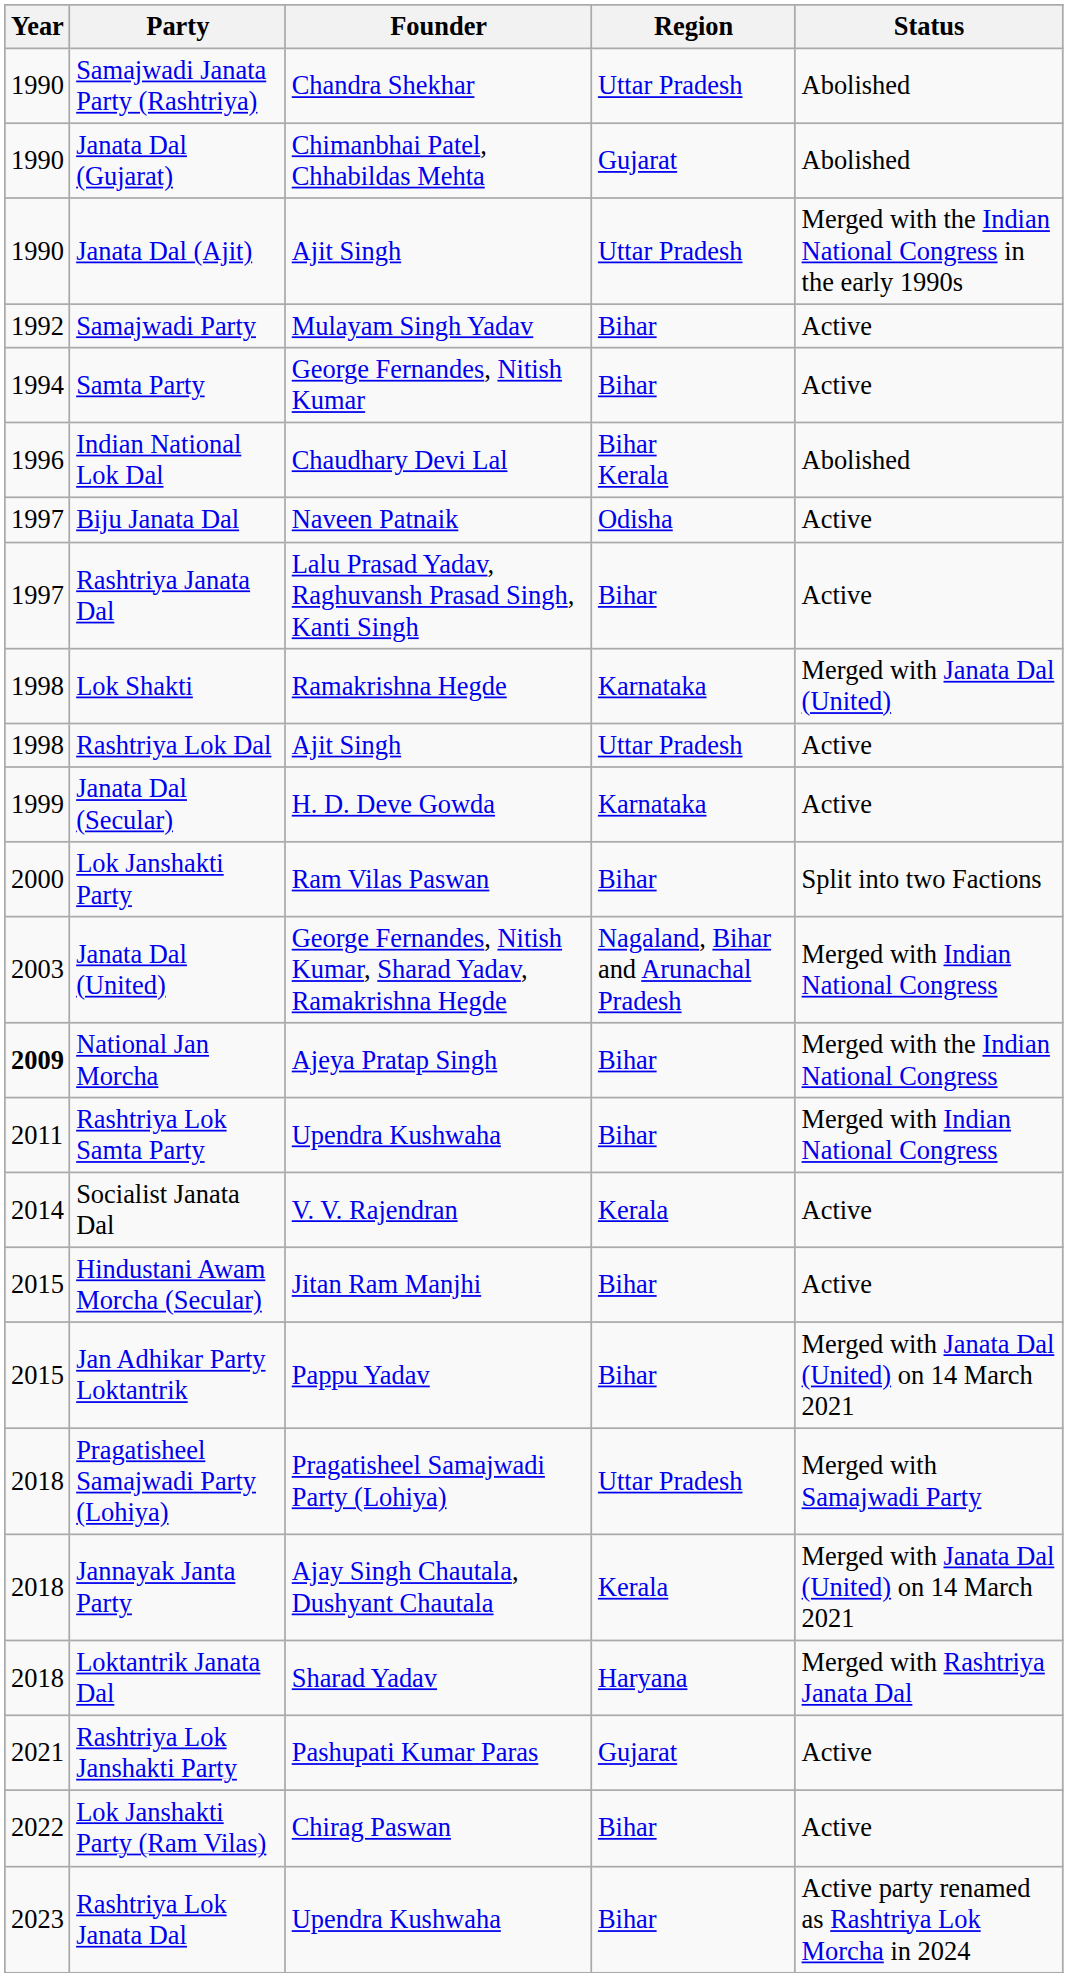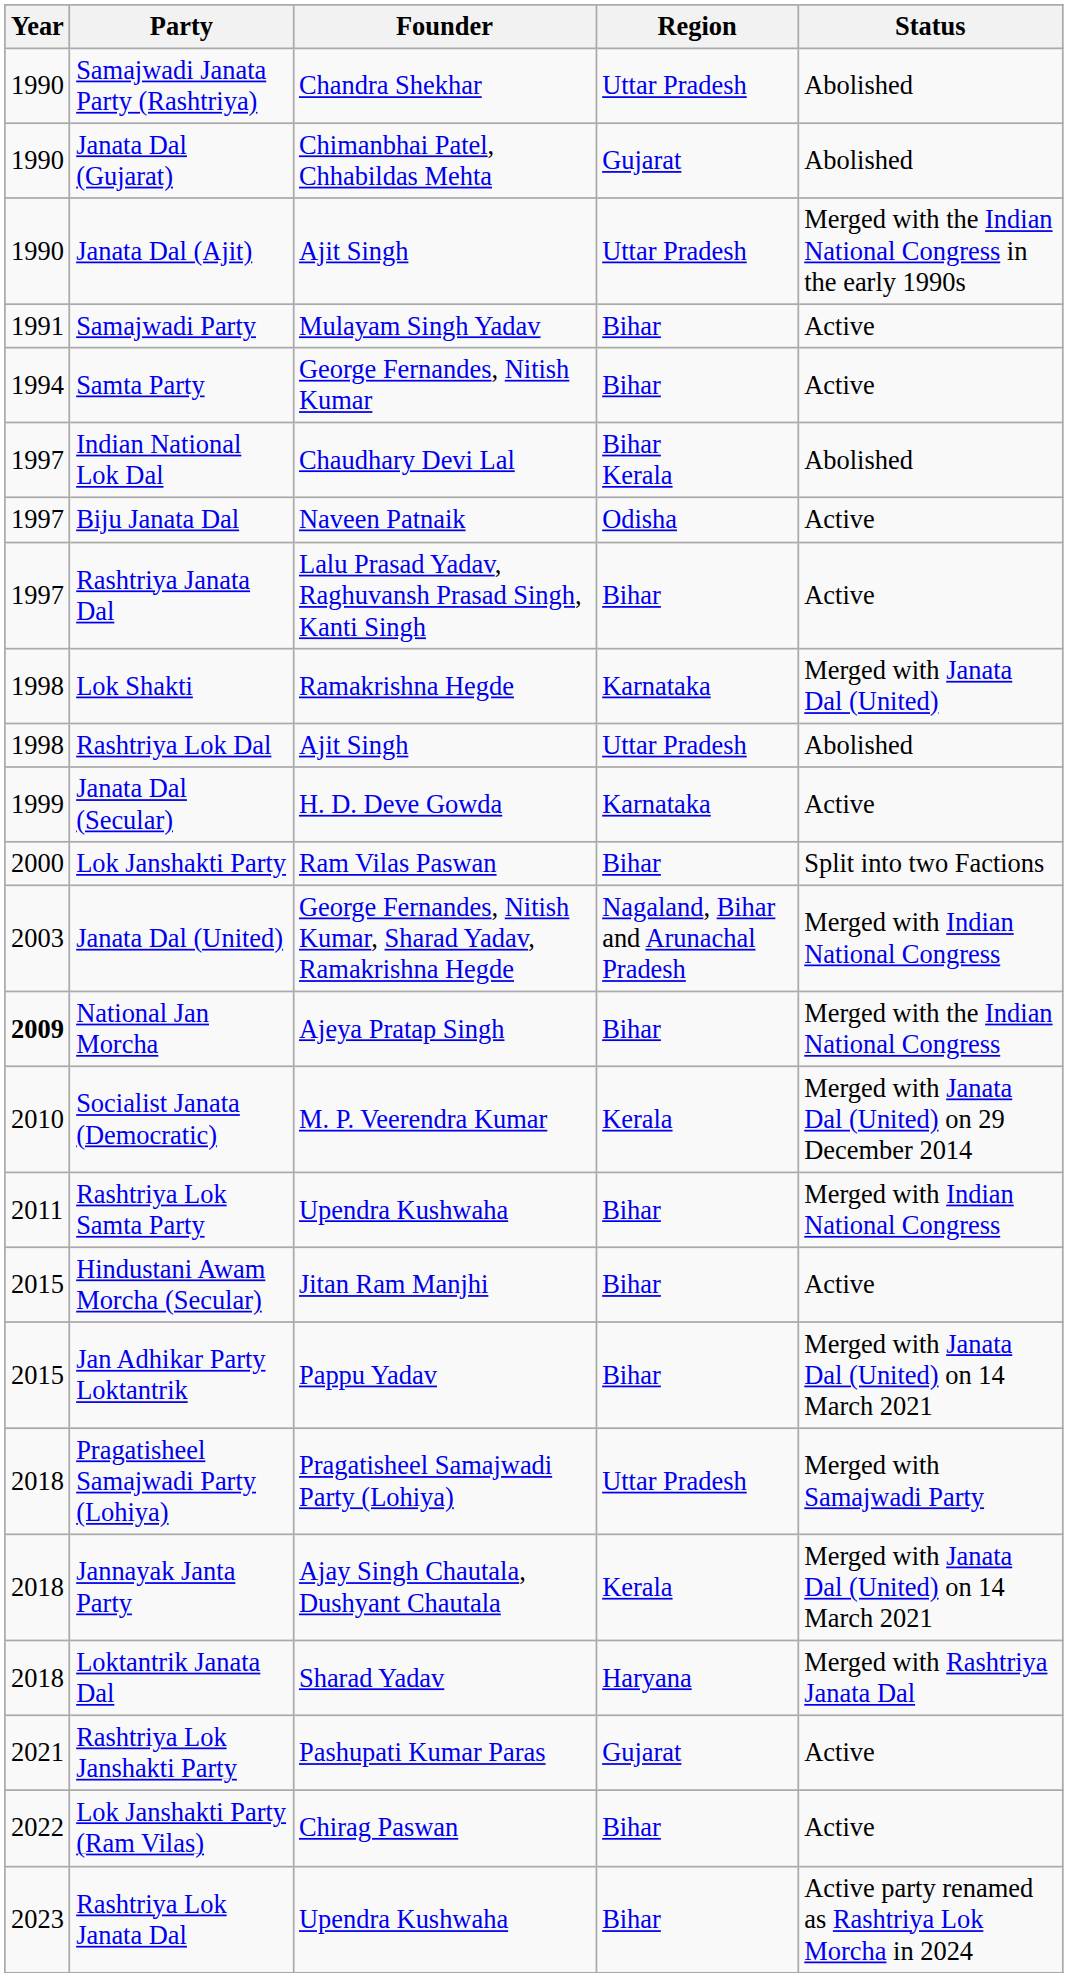(37, 326) 1992 -> (37, 326) 1991
(37, 460) 1996 -> (37, 460) 1997
(837, 744) Active -> (859, 744) Abolished
+ row: (158, 1119)
- row: (158, 1209)
